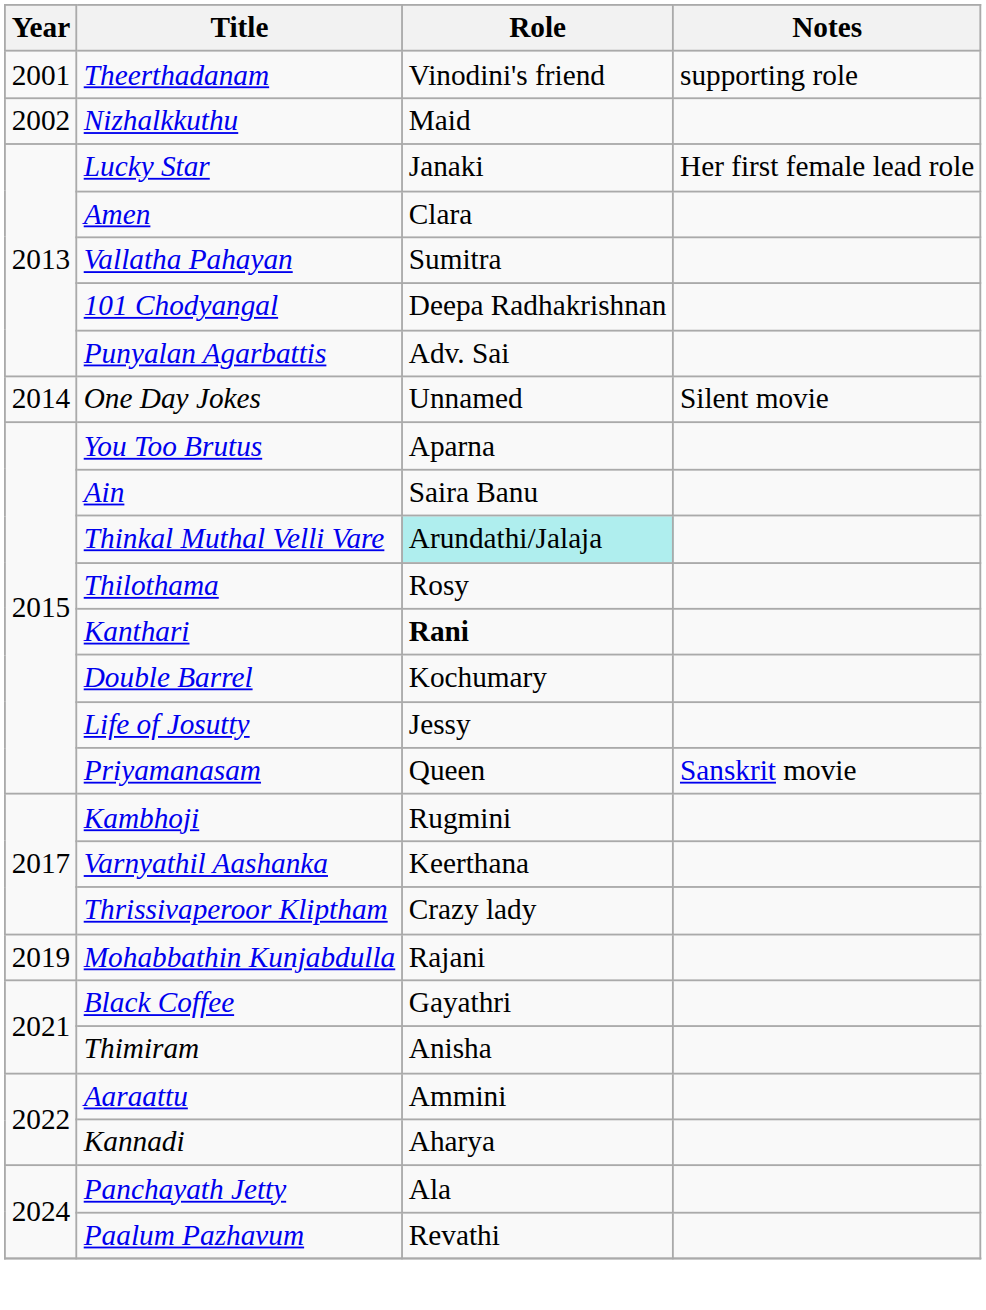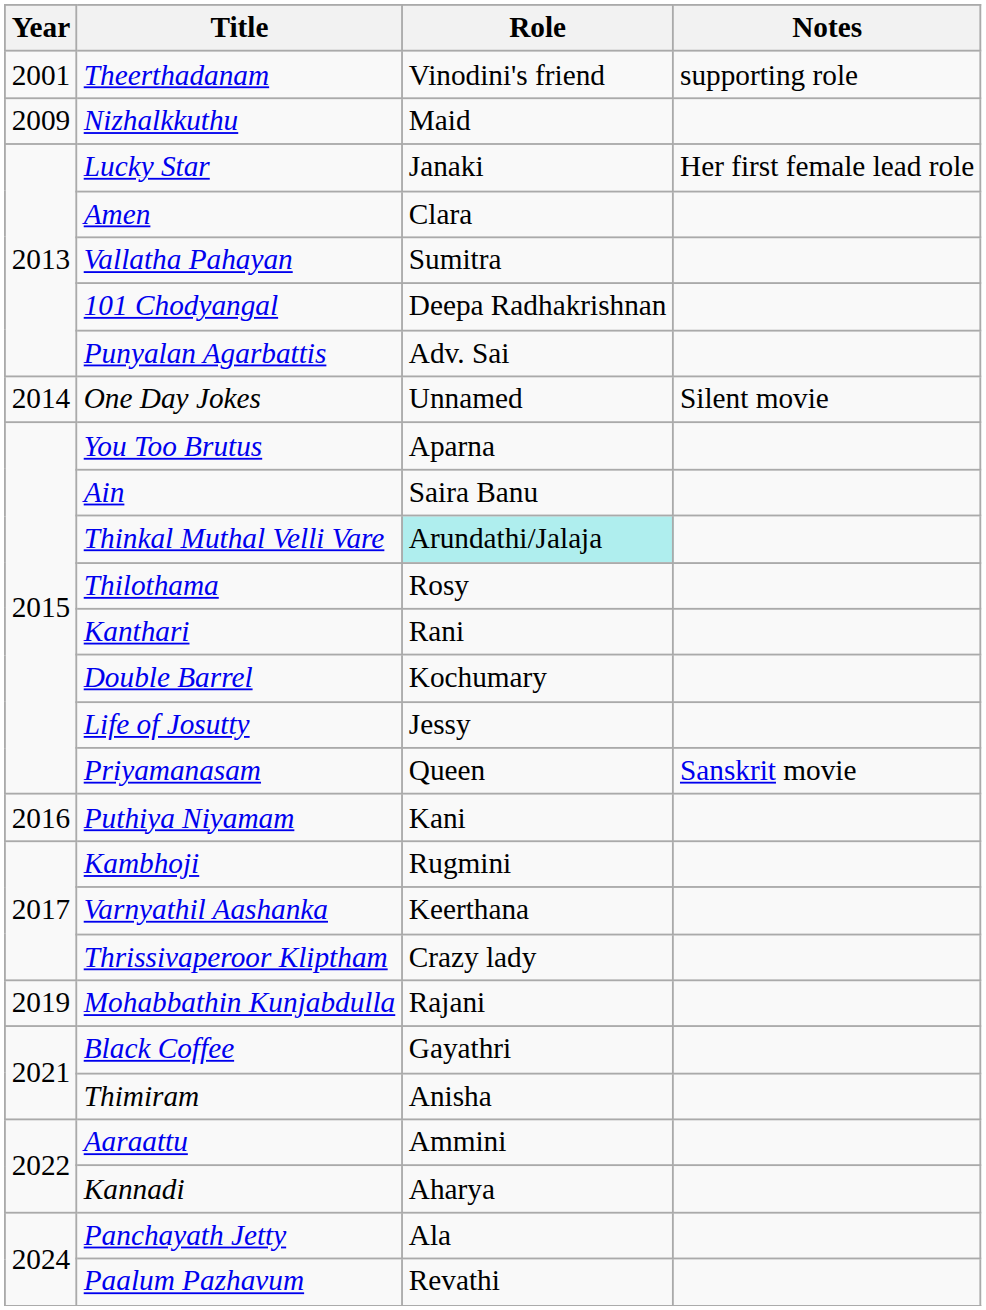(41, 120) 2002 -> (41, 120) 2009
(439, 631) bold -> (436, 631) normal
+ row: (189, 817)
